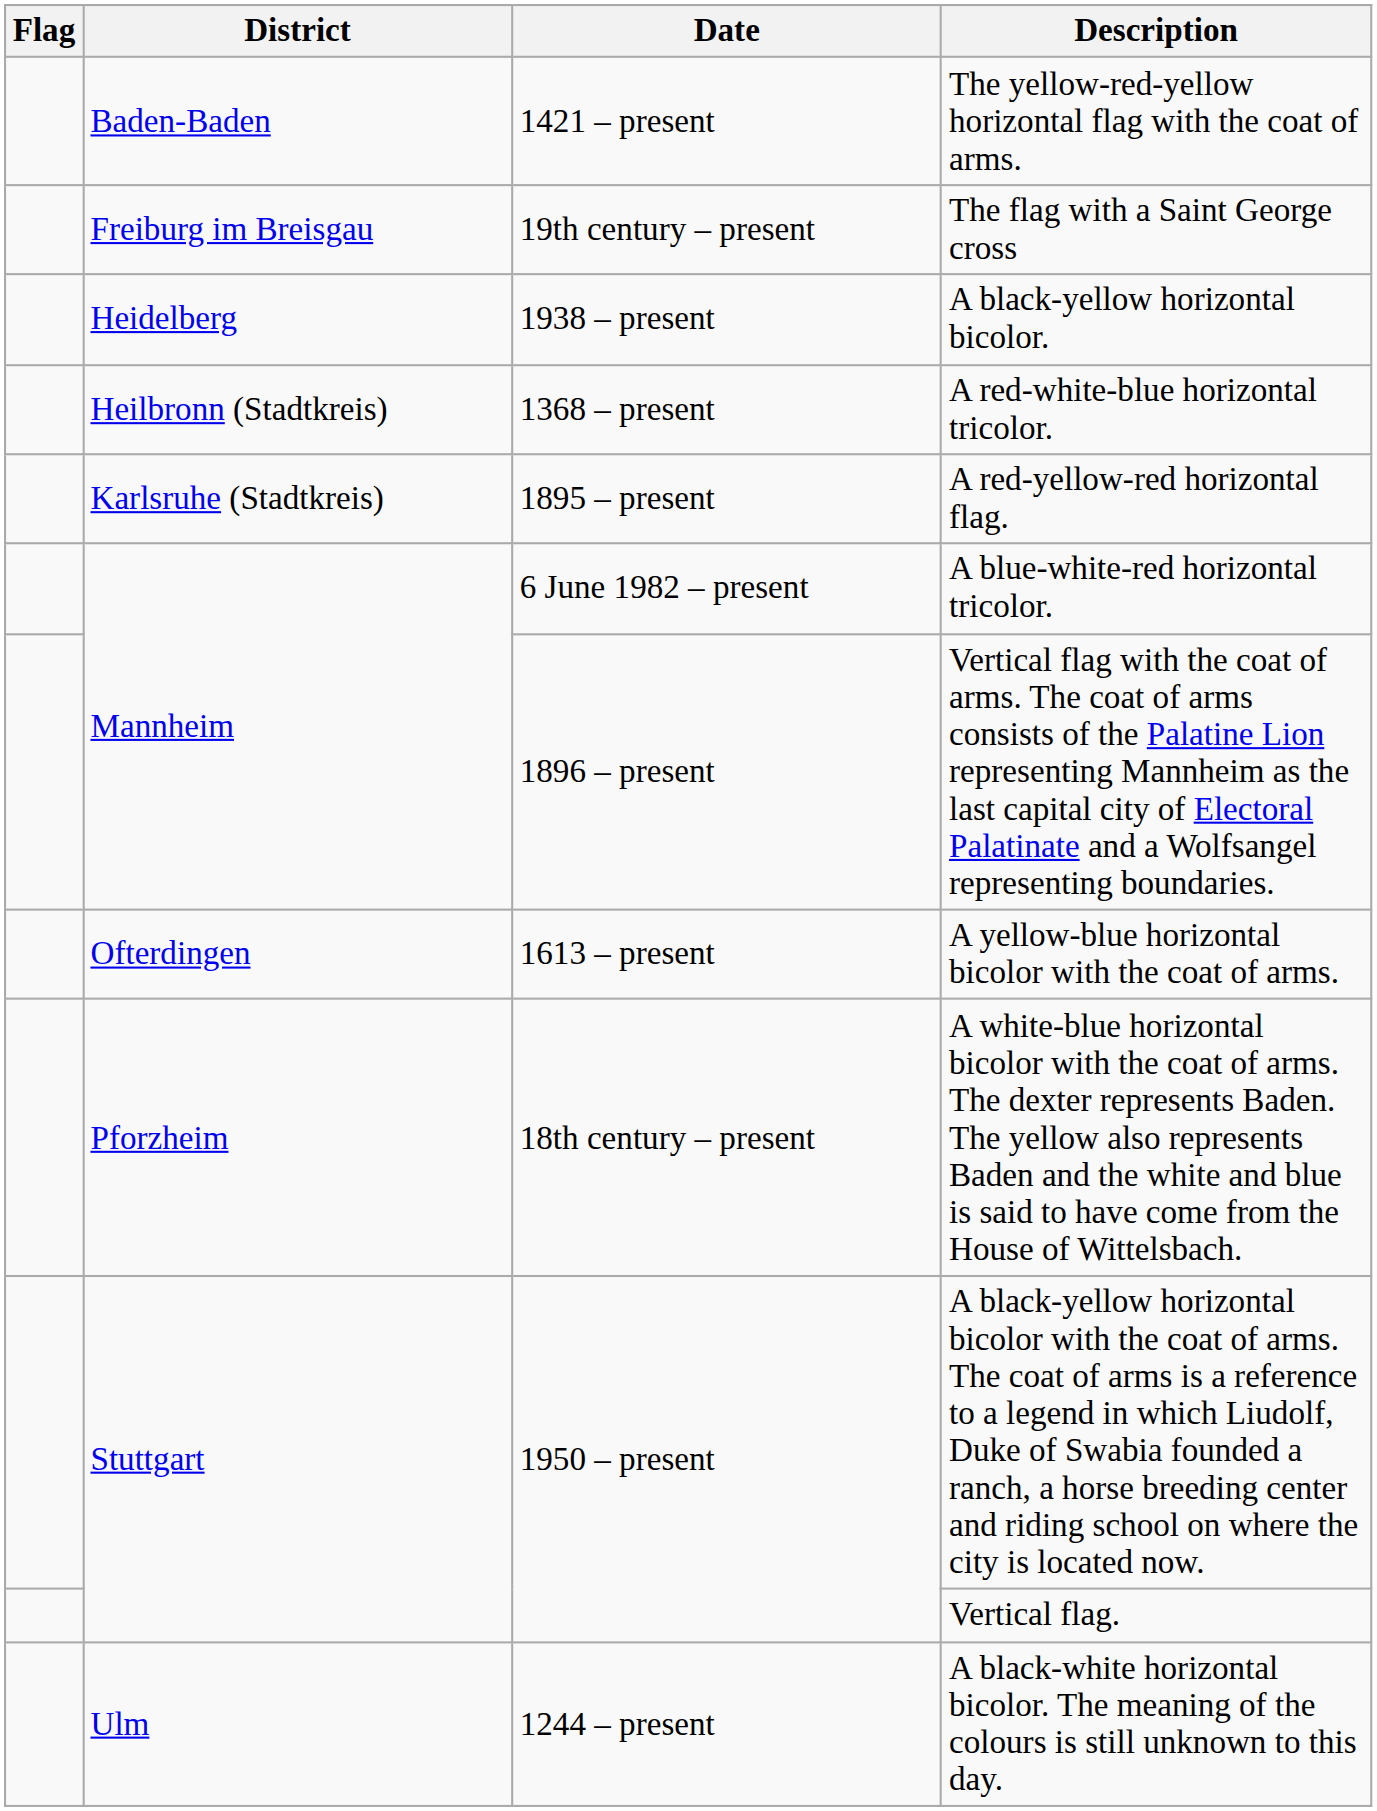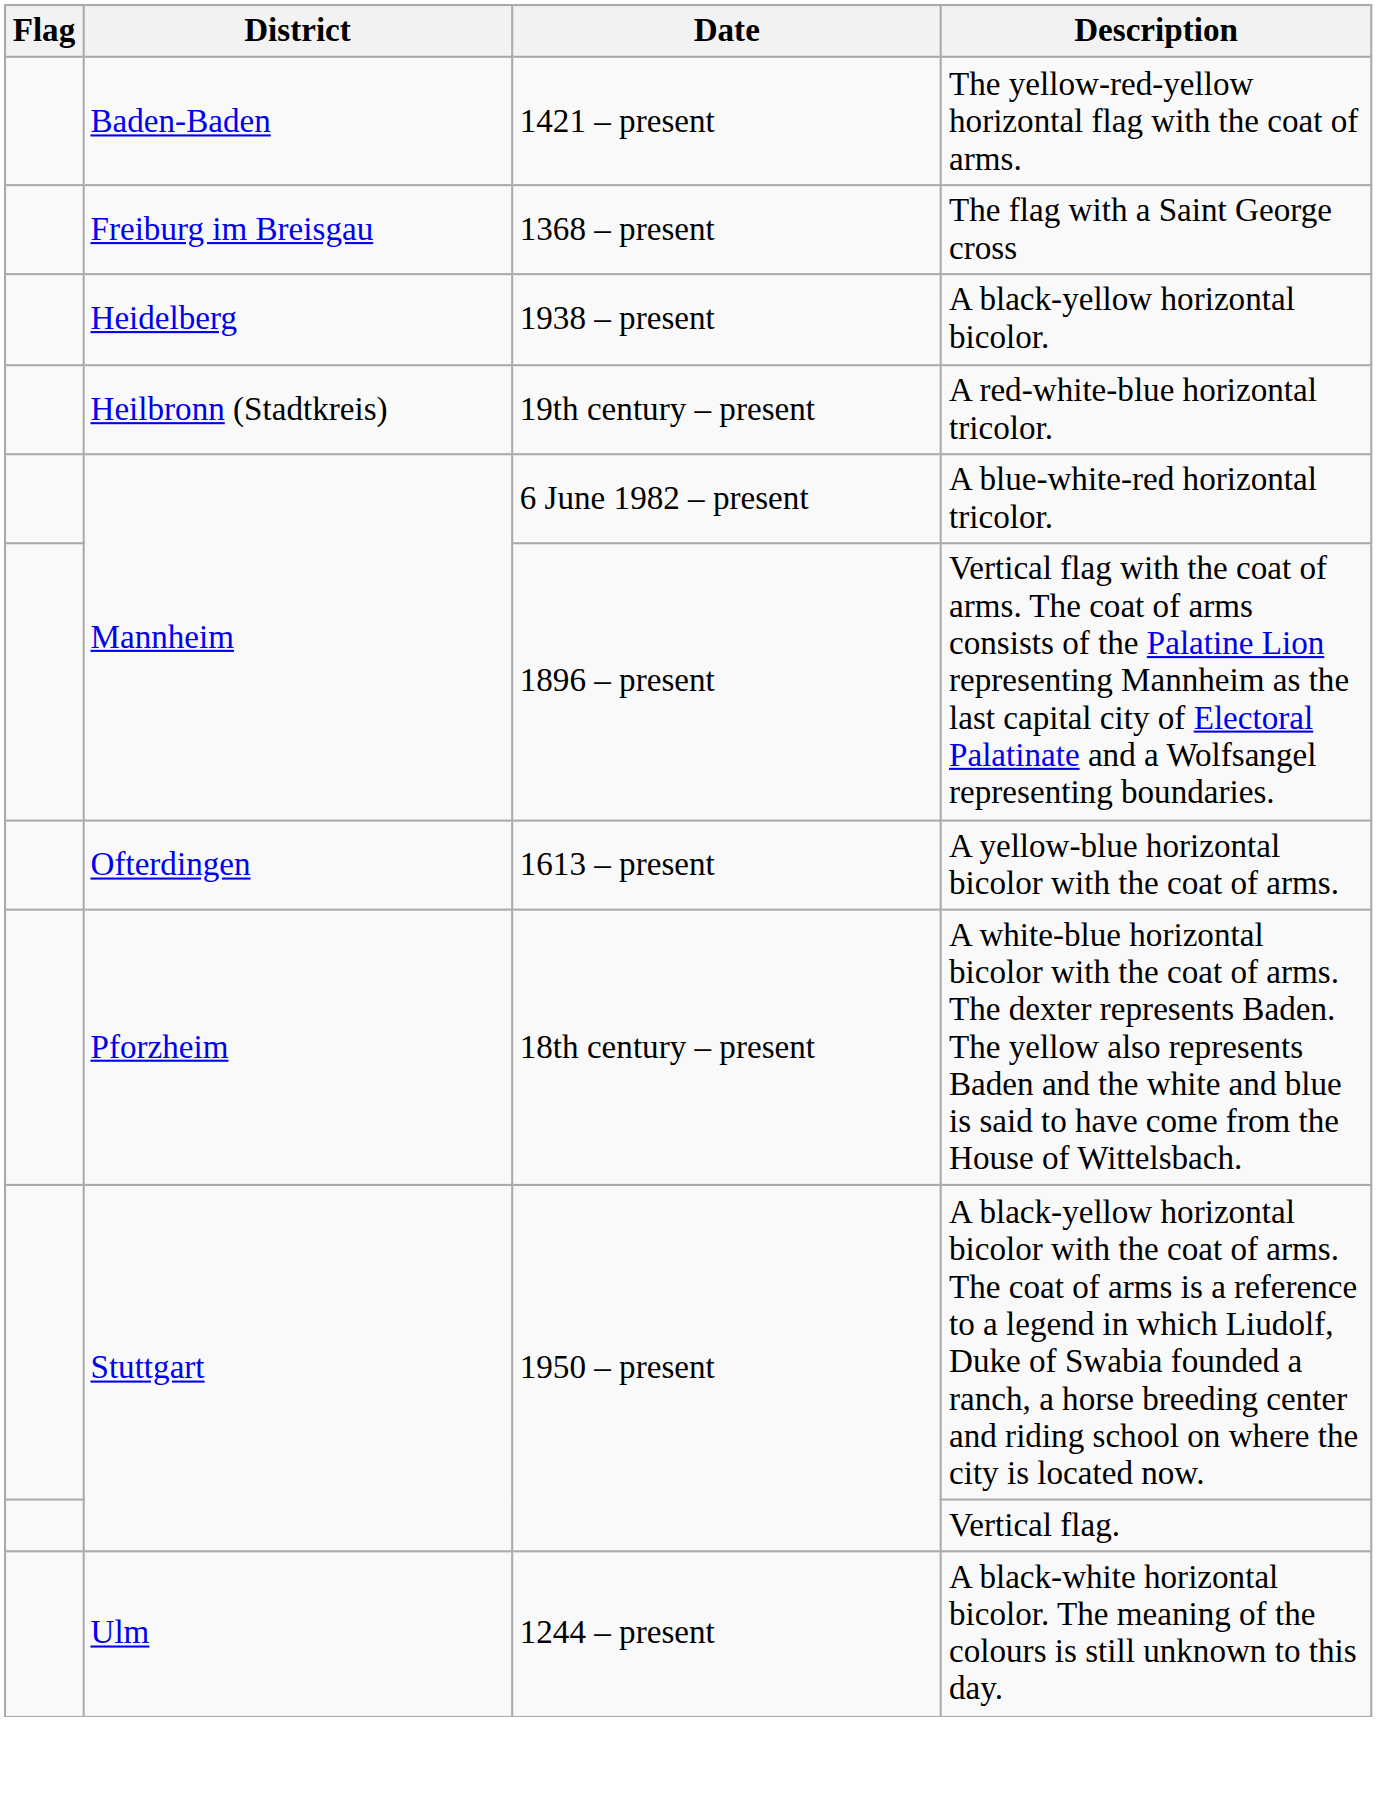(667, 228) 19th century – present -> (617, 228) 1368 – present
(617, 408) 1368 – present -> (667, 408) 19th century – present
- row: (1134, 498)
